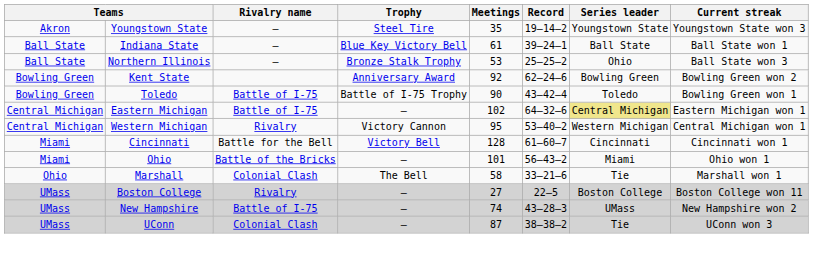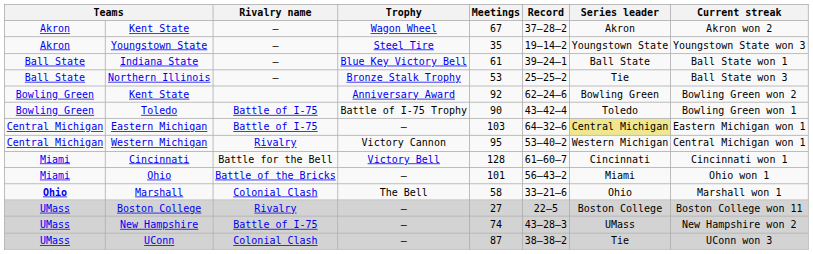+ row: (159, 29)
(620, 61) Ohio -> (620, 78) Tie
(496, 110) 102 -> (496, 127) 103
(55, 176) normal -> (55, 192) bold
(620, 176) Tie -> (620, 192) Ohio
